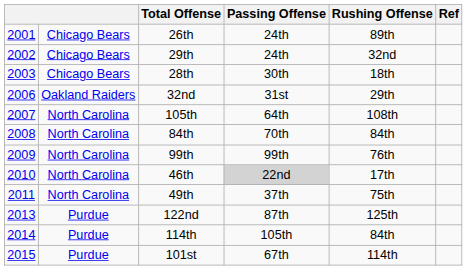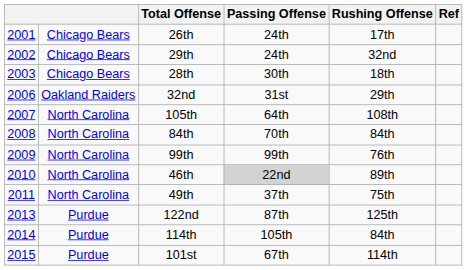(382, 34) 89th -> (382, 34) 17th
(382, 174) 17th -> (382, 174) 89th
